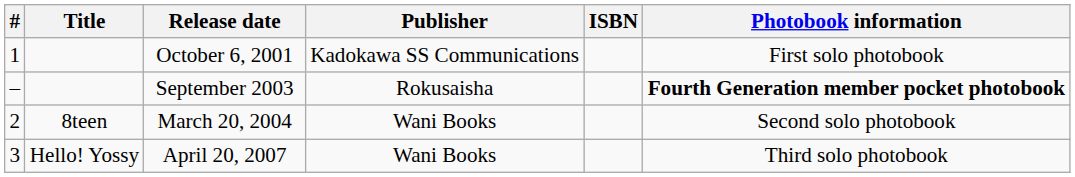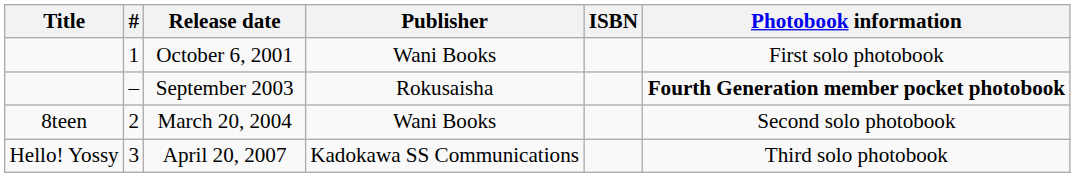columns swapped: (15, 21) <-> (84, 21)
(445, 54) Kadokawa SS Communications -> (445, 54) Wani Books
(445, 155) Wani Books -> (445, 155) Kadokawa SS Communications
